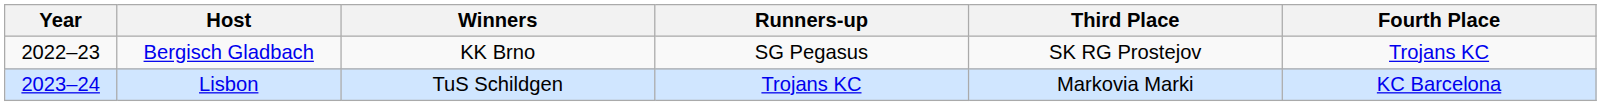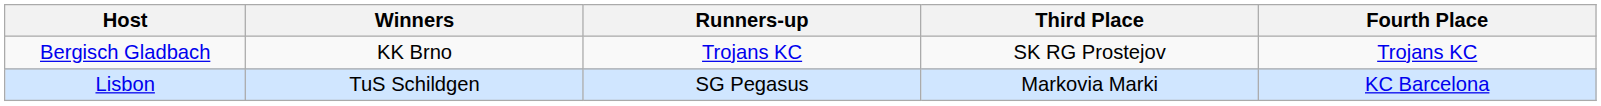- column: (61, 20)
(811, 52) SG Pegasus -> (752, 52) Trojans KC
(811, 84) Trojans KC -> (752, 84) SG Pegasus
